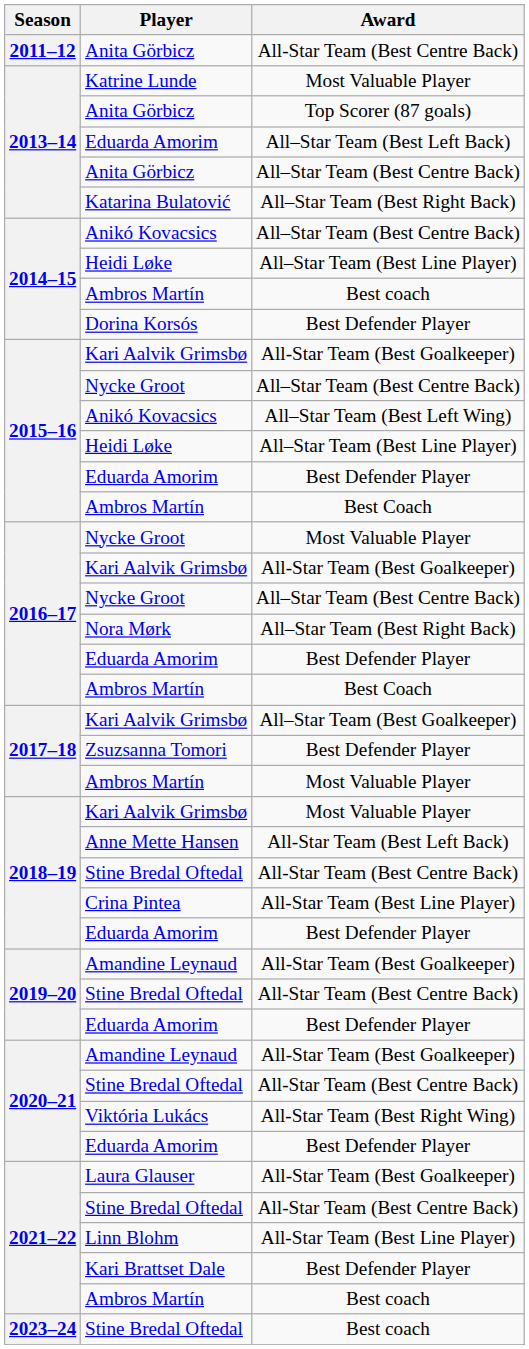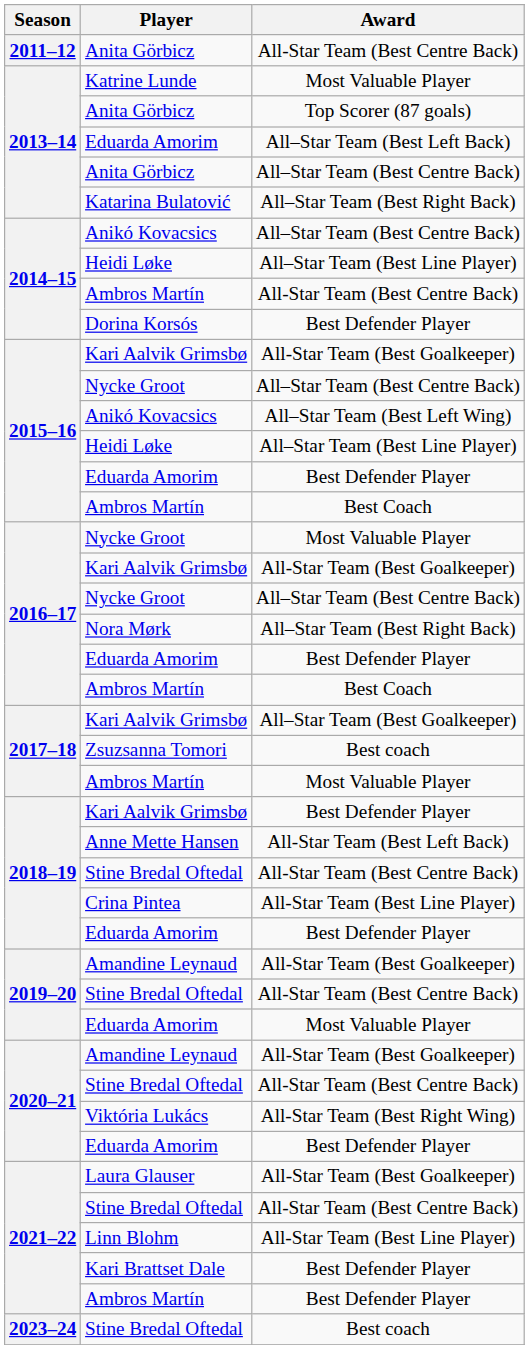(388, 293) Best coach -> (388, 293) All-Star Team (Best Centre Back)
(388, 750) Best Defender Player -> (388, 750) Best coach
(388, 811) Most Valuable Player -> (388, 811) Best Defender Player
(388, 1024) Best Defender Player -> (388, 1024) Most Valuable Player
(388, 1298) Best coach -> (388, 1298) Best Defender Player
